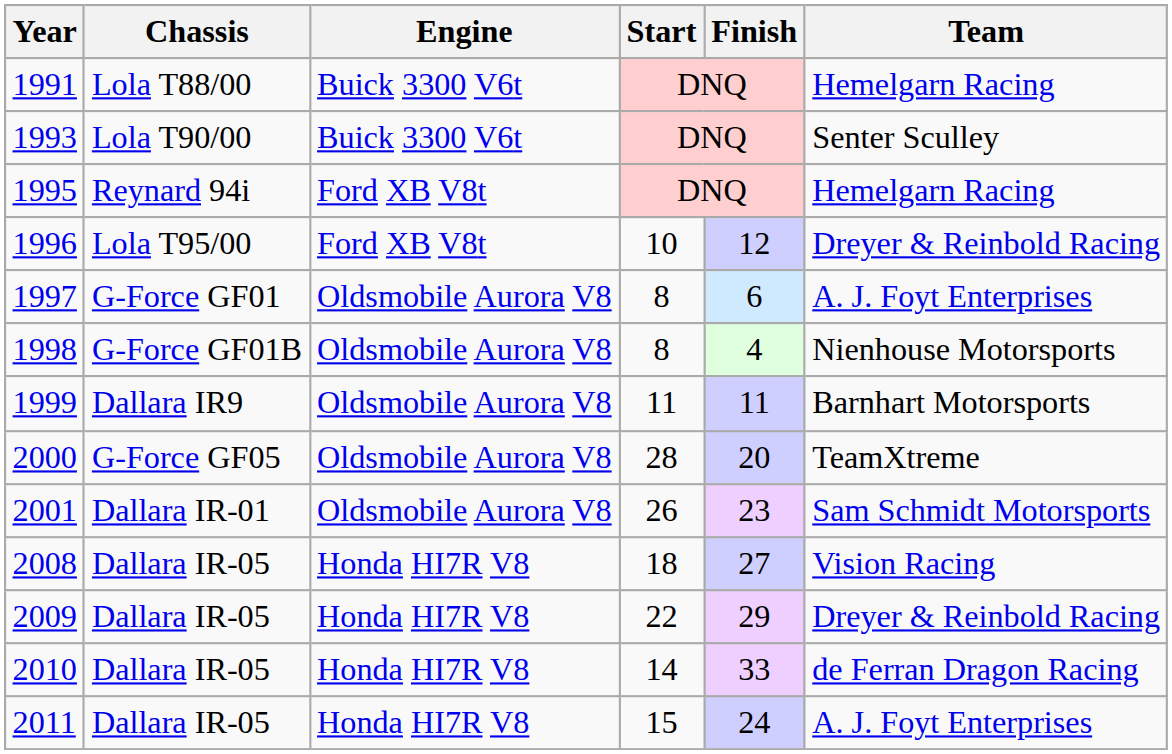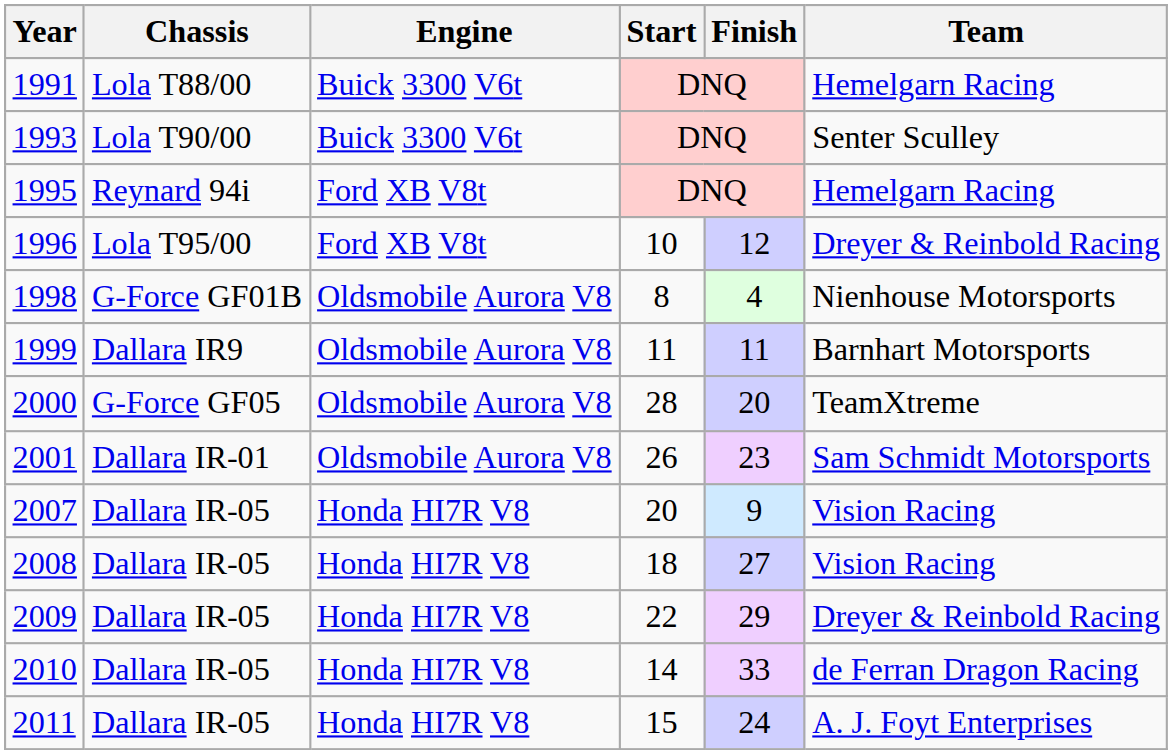- row: (45, 296)
+ row: (45, 509)
